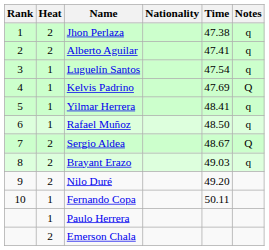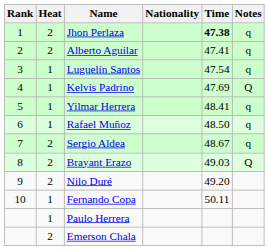(217, 32) normal -> (217, 32) bold
(248, 143) Q -> (248, 143) q
(248, 162) q -> (248, 162) Q
